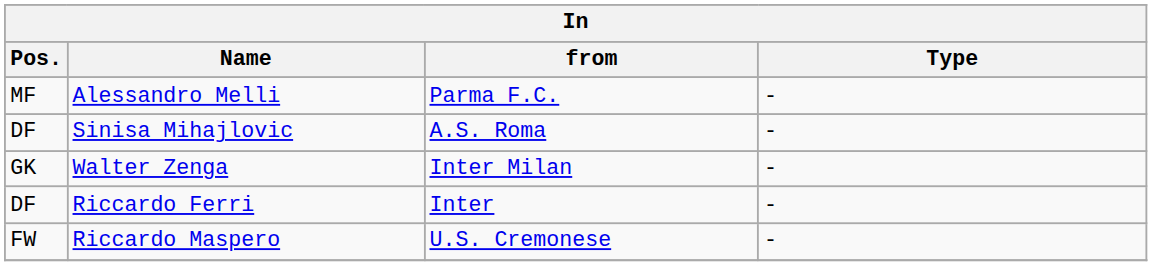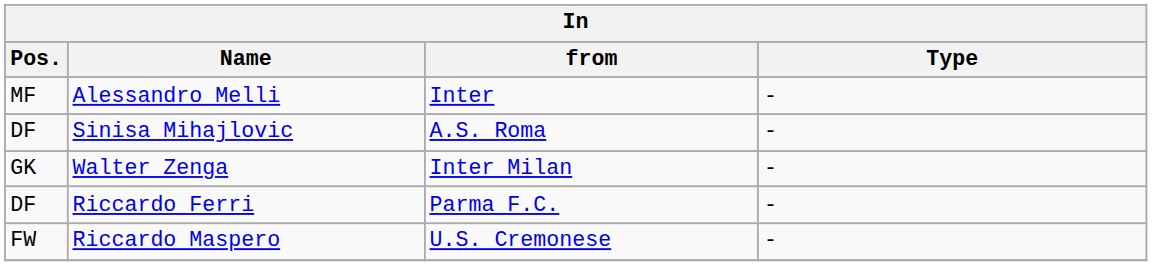(494, 96) Parma F.C. -> (462, 96) Inter
(462, 205) Inter -> (494, 205) Parma F.C.
